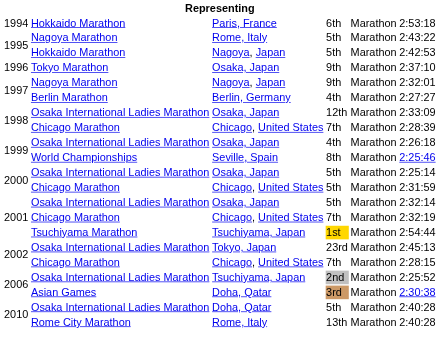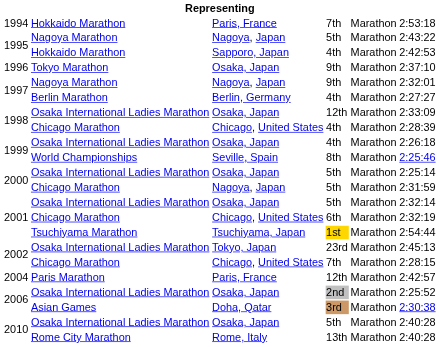(334, 23) 6th -> (334, 23) 7th
(240, 38) Rome, Italy -> (249, 38) Nagoya, Japan
(249, 53) Nagoya, Japan -> (251, 53) Sapporo, Japan
(334, 53) 5th -> (334, 53) 4th
(334, 128) 7th -> (334, 128) 4th
(268, 187) Chicago, United States -> (249, 187) Nagoya, Japan
(334, 217) 7th -> (334, 217) 6th
+ row: (16, 277)
(259, 277) Tsuchiyama, Japan -> (246, 292) Osaka, Japan
(242, 307) Doha, Qatar -> (246, 322) Osaka, Japan
